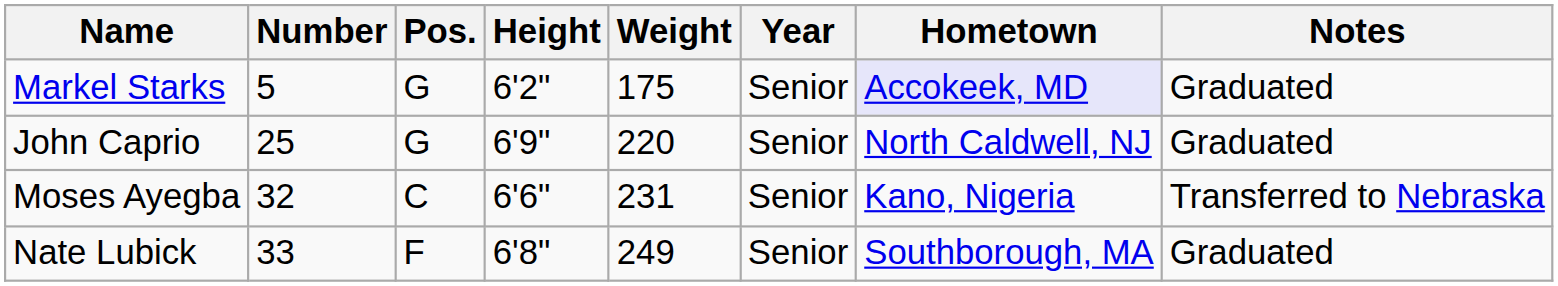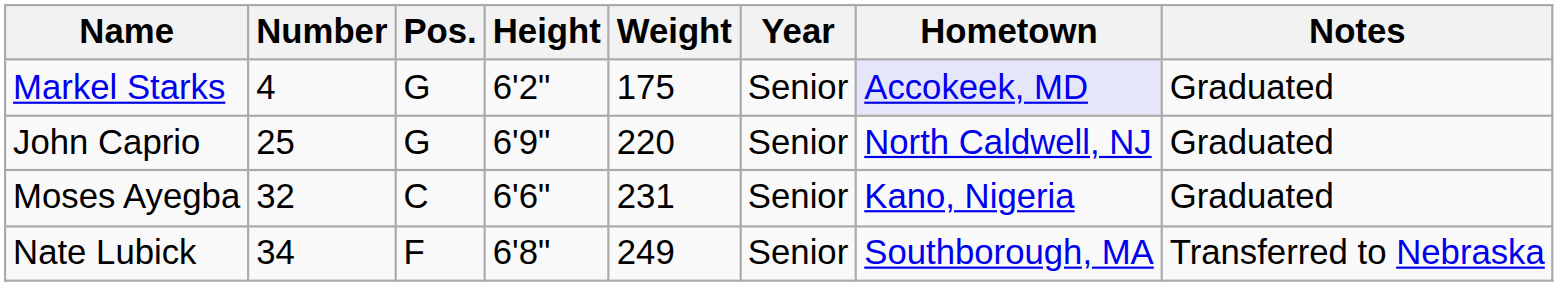(266, 87) 5 -> (266, 87) 4
(1357, 197) Transferred to Nebraska -> (1252, 197) Graduated
(276, 252) 33 -> (276, 252) 34
(1252, 252) Graduated -> (1357, 252) Transferred to Nebraska
